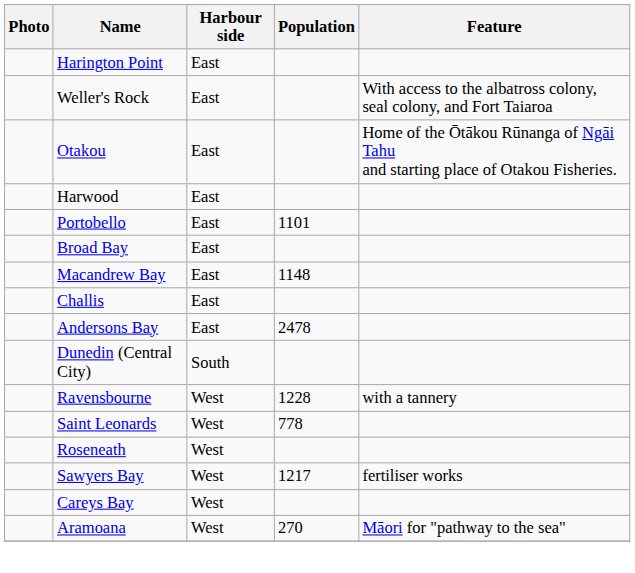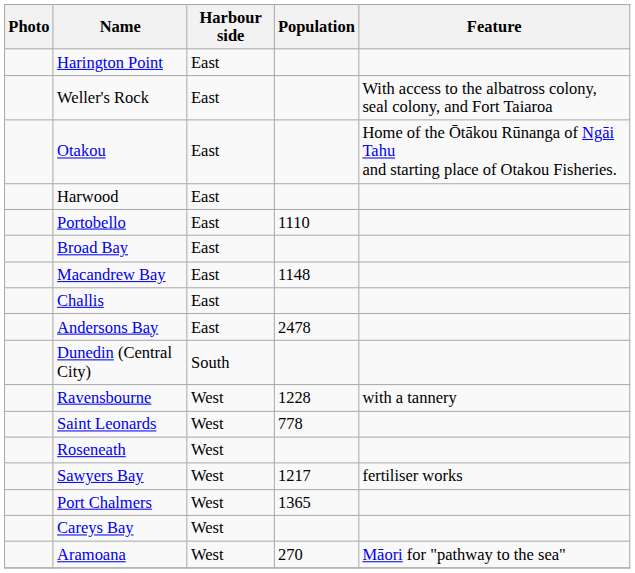(294, 222) 1101 -> (294, 222) 1110
+ row: (104, 502)
